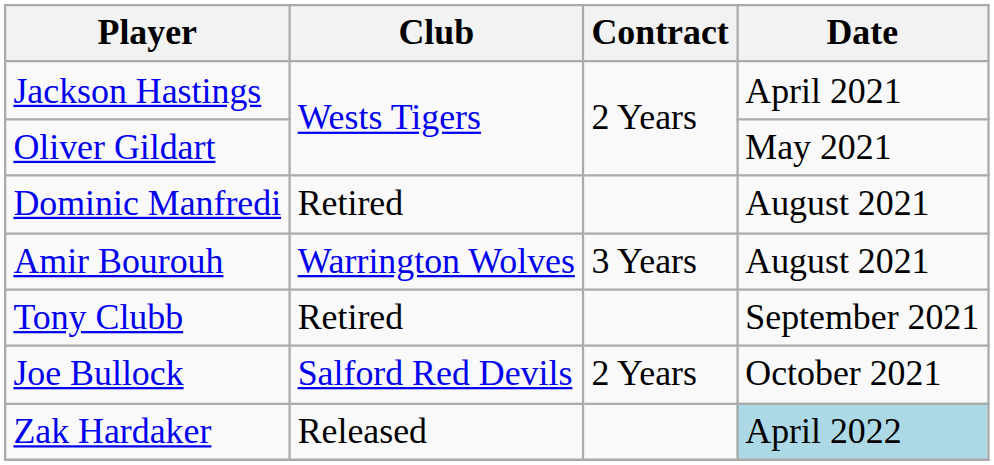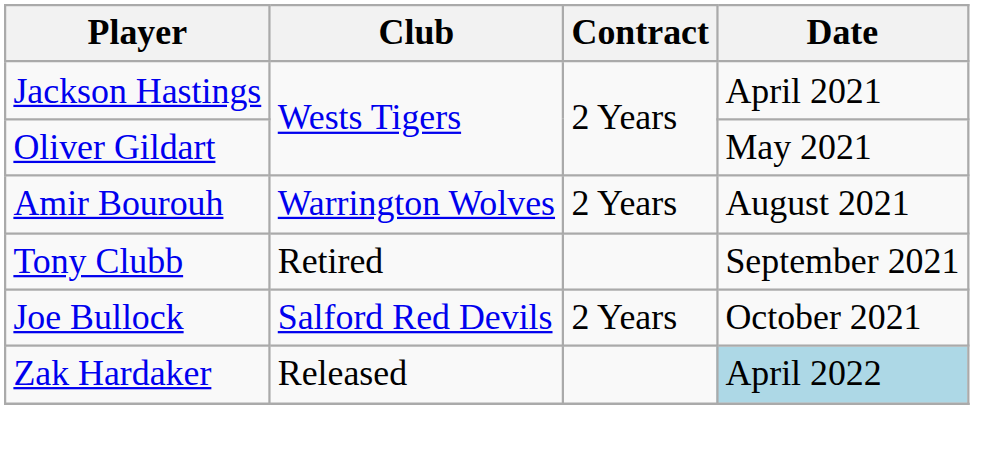- row: (147, 203)
(644, 260) 3 Years -> (624, 203) 2 Years
